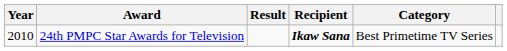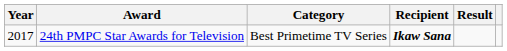columns swapped: (424, 14) <-> (268, 14)
(21, 35) 2010 -> (21, 35) 2017
